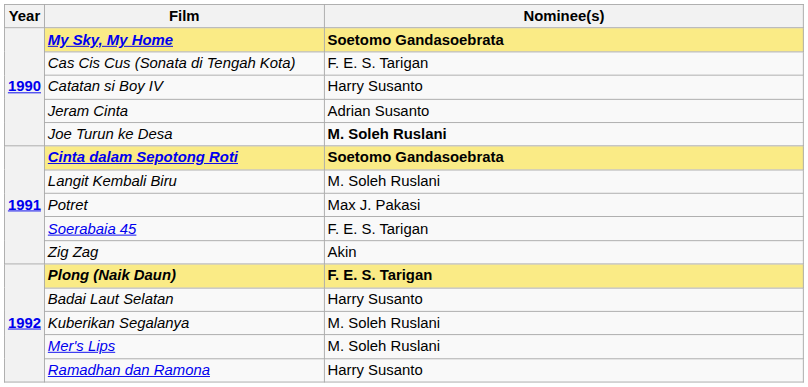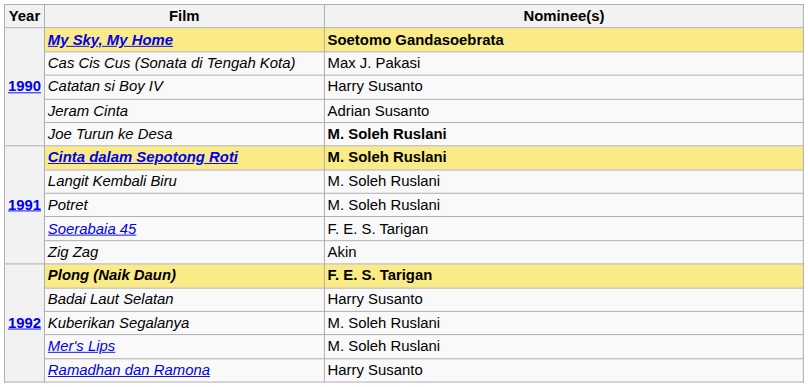(378, 63) F. E. S. Tarigan -> (374, 63) Max J. Pakasi
(416, 157) Soetomo Gandasoebrata -> (387, 157) M. Soleh Ruslani
(374, 205) Max J. Pakasi -> (384, 205) M. Soleh Ruslani
